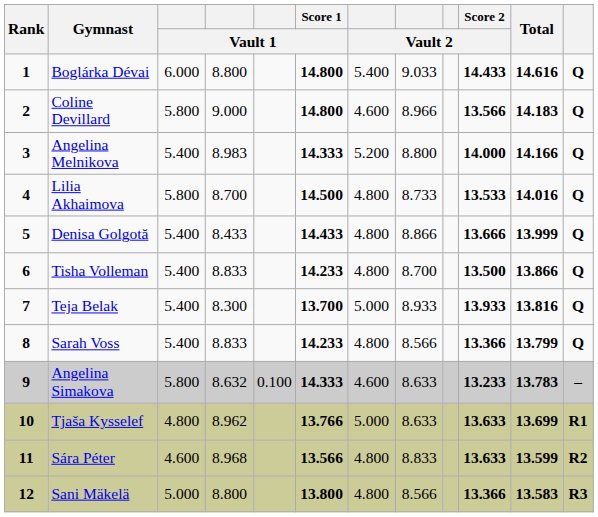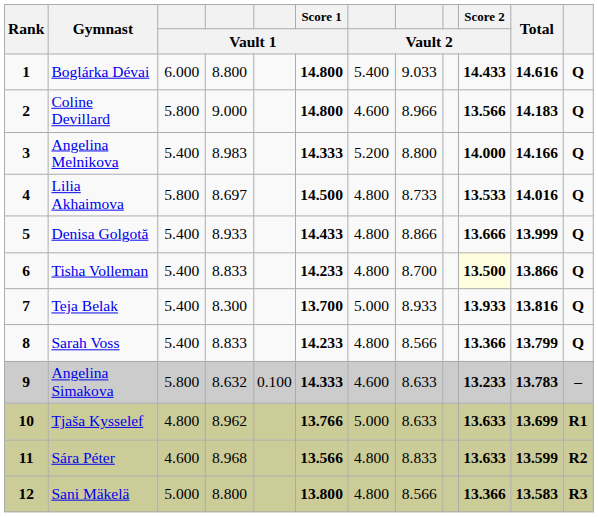(229, 195) 8.700 -> (229, 195) 8.697
(229, 234) 8.433 -> (229, 234) 8.933
(484, 270) no background -> (484, 270) lightyellow background
